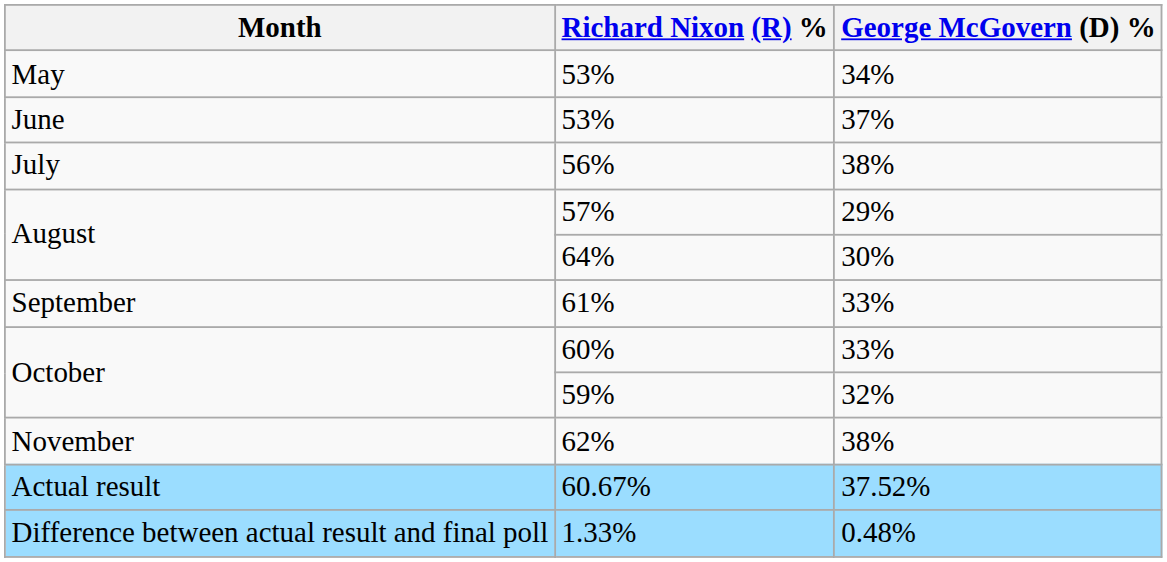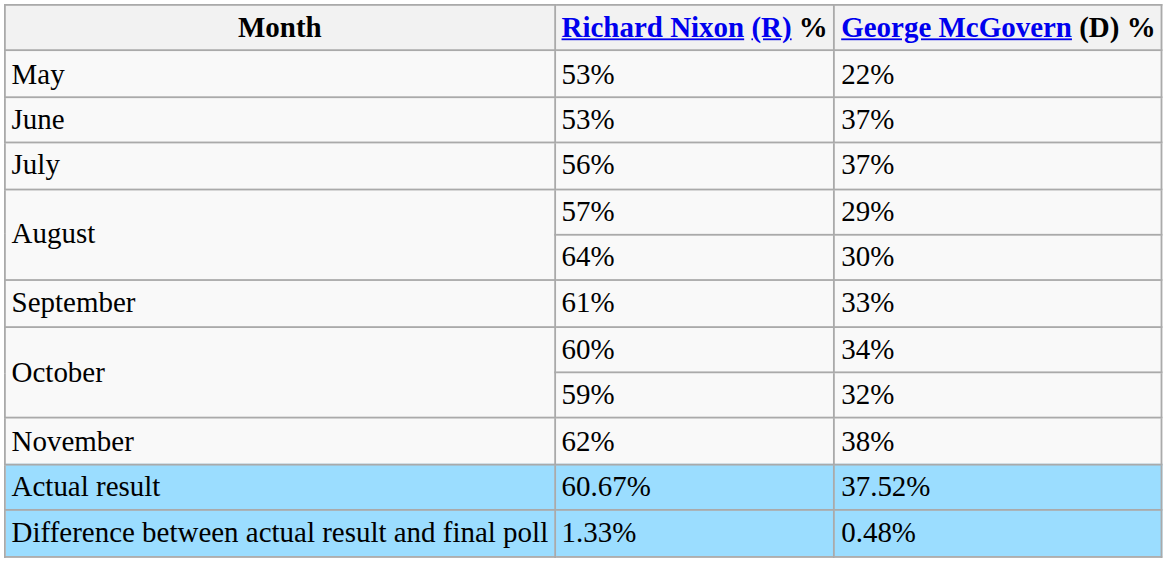(868, 73) 34% -> (868, 73) 22%
(868, 165) 38% -> (868, 165) 37%
(868, 348) 33% -> (868, 348) 34%
